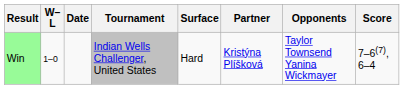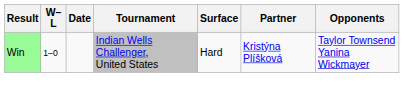- column: (377, 18)
